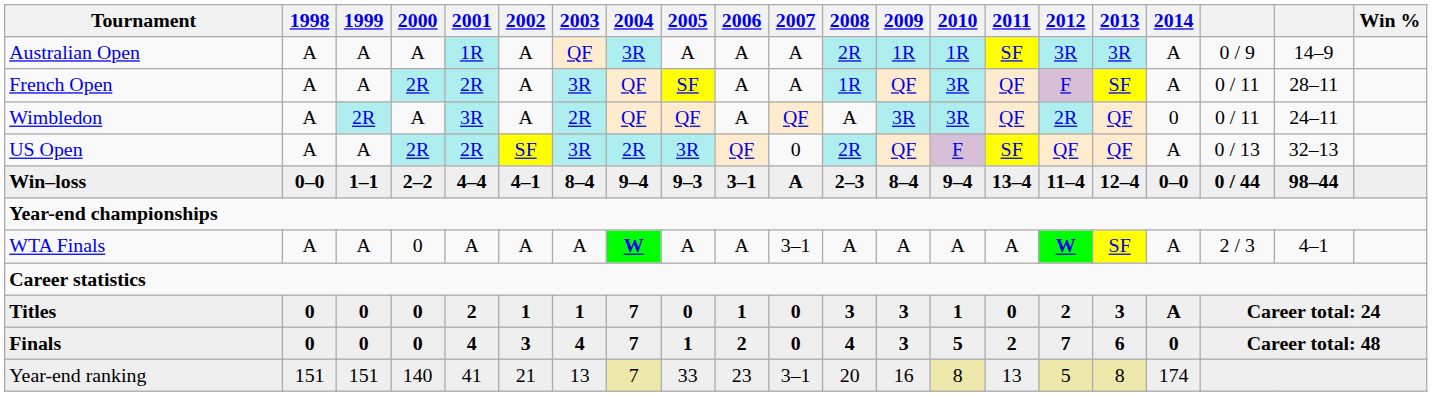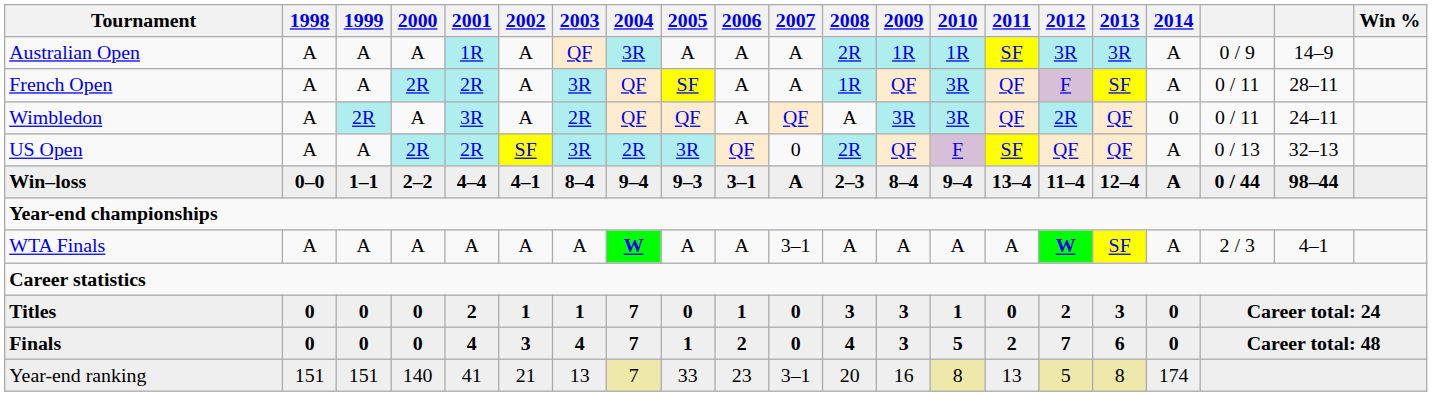(1174, 181) 0–0 -> (1174, 181) A
(418, 245) 0 -> (418, 245) A
(1174, 310) A -> (1174, 310) 0
